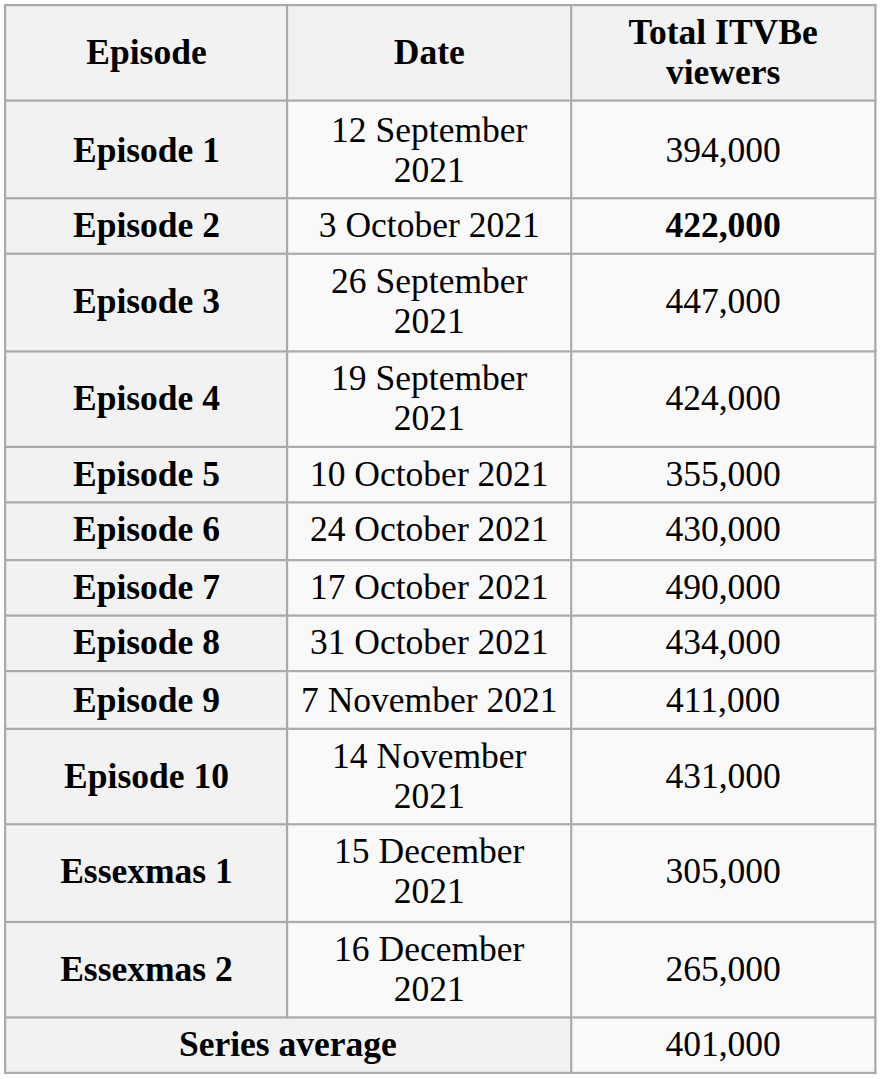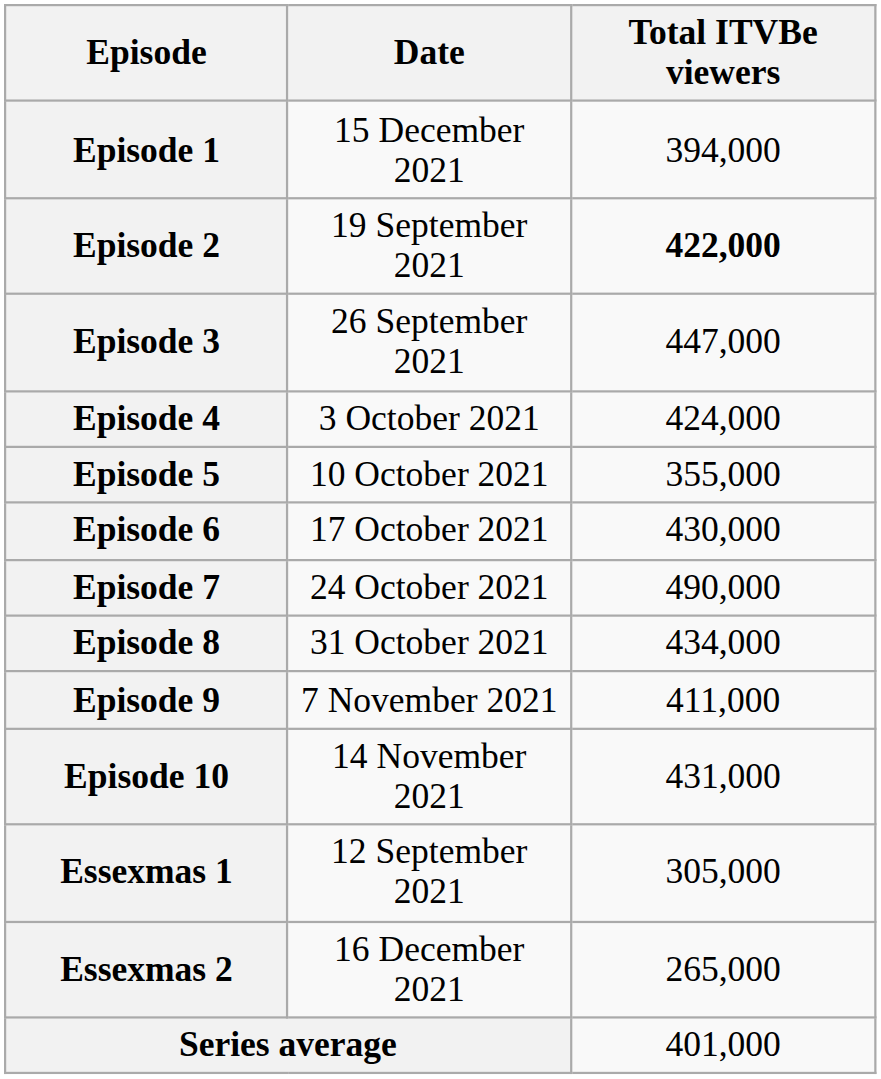(429, 148) 12 September 2021 -> (429, 148) 15 December 2021
(429, 225) 3 October 2021 -> (429, 245) 19 September 2021
(429, 397) 19 September 2021 -> (429, 417) 3 October 2021
(429, 530) 24 October 2021 -> (429, 530) 17 October 2021
(429, 586) 17 October 2021 -> (429, 586) 24 October 2021
(429, 872) 15 December 2021 -> (429, 872) 12 September 2021
